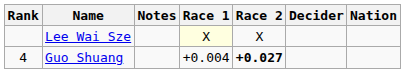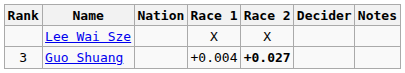columns swapped: (373, 15) <-> (157, 15)
(206, 36) lightyellow background -> (214, 36) no background
(23, 57) 4 -> (23, 57) 3
